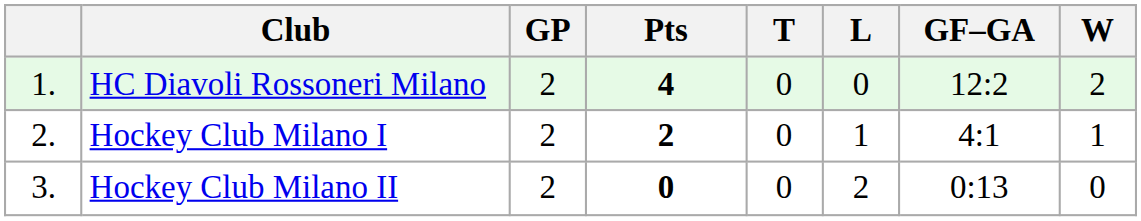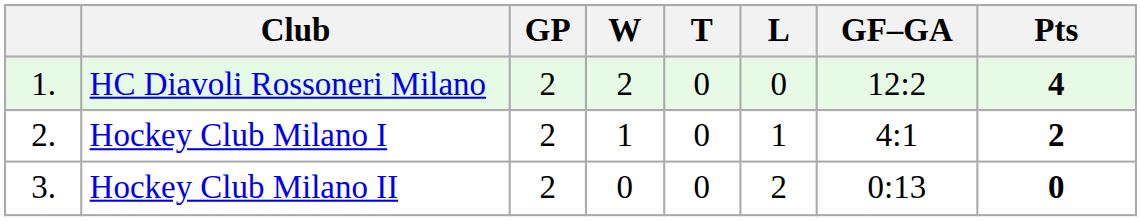columns swapped: (1097, 30) <-> (666, 30)
